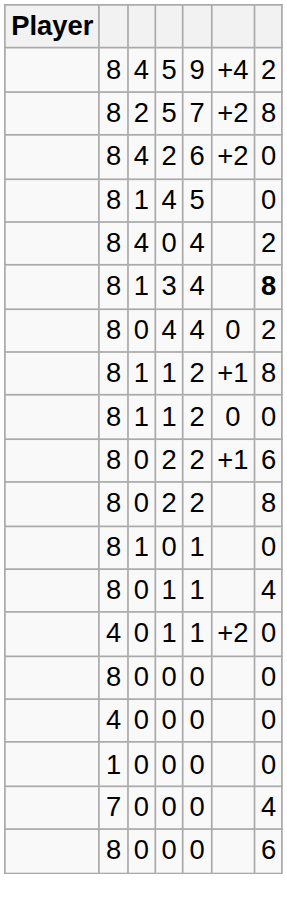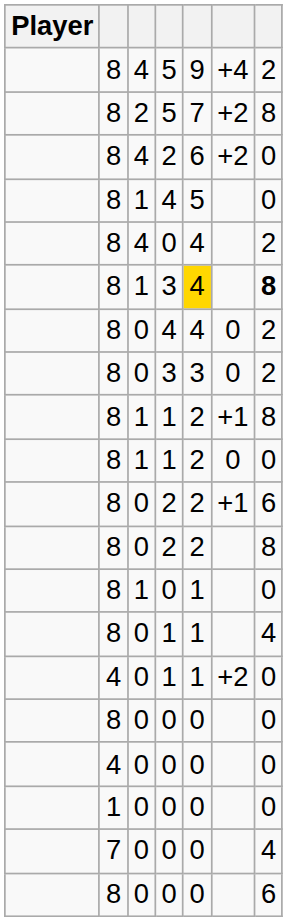(197, 286) no background -> (197, 286) gold background
+ row: (141, 373)
